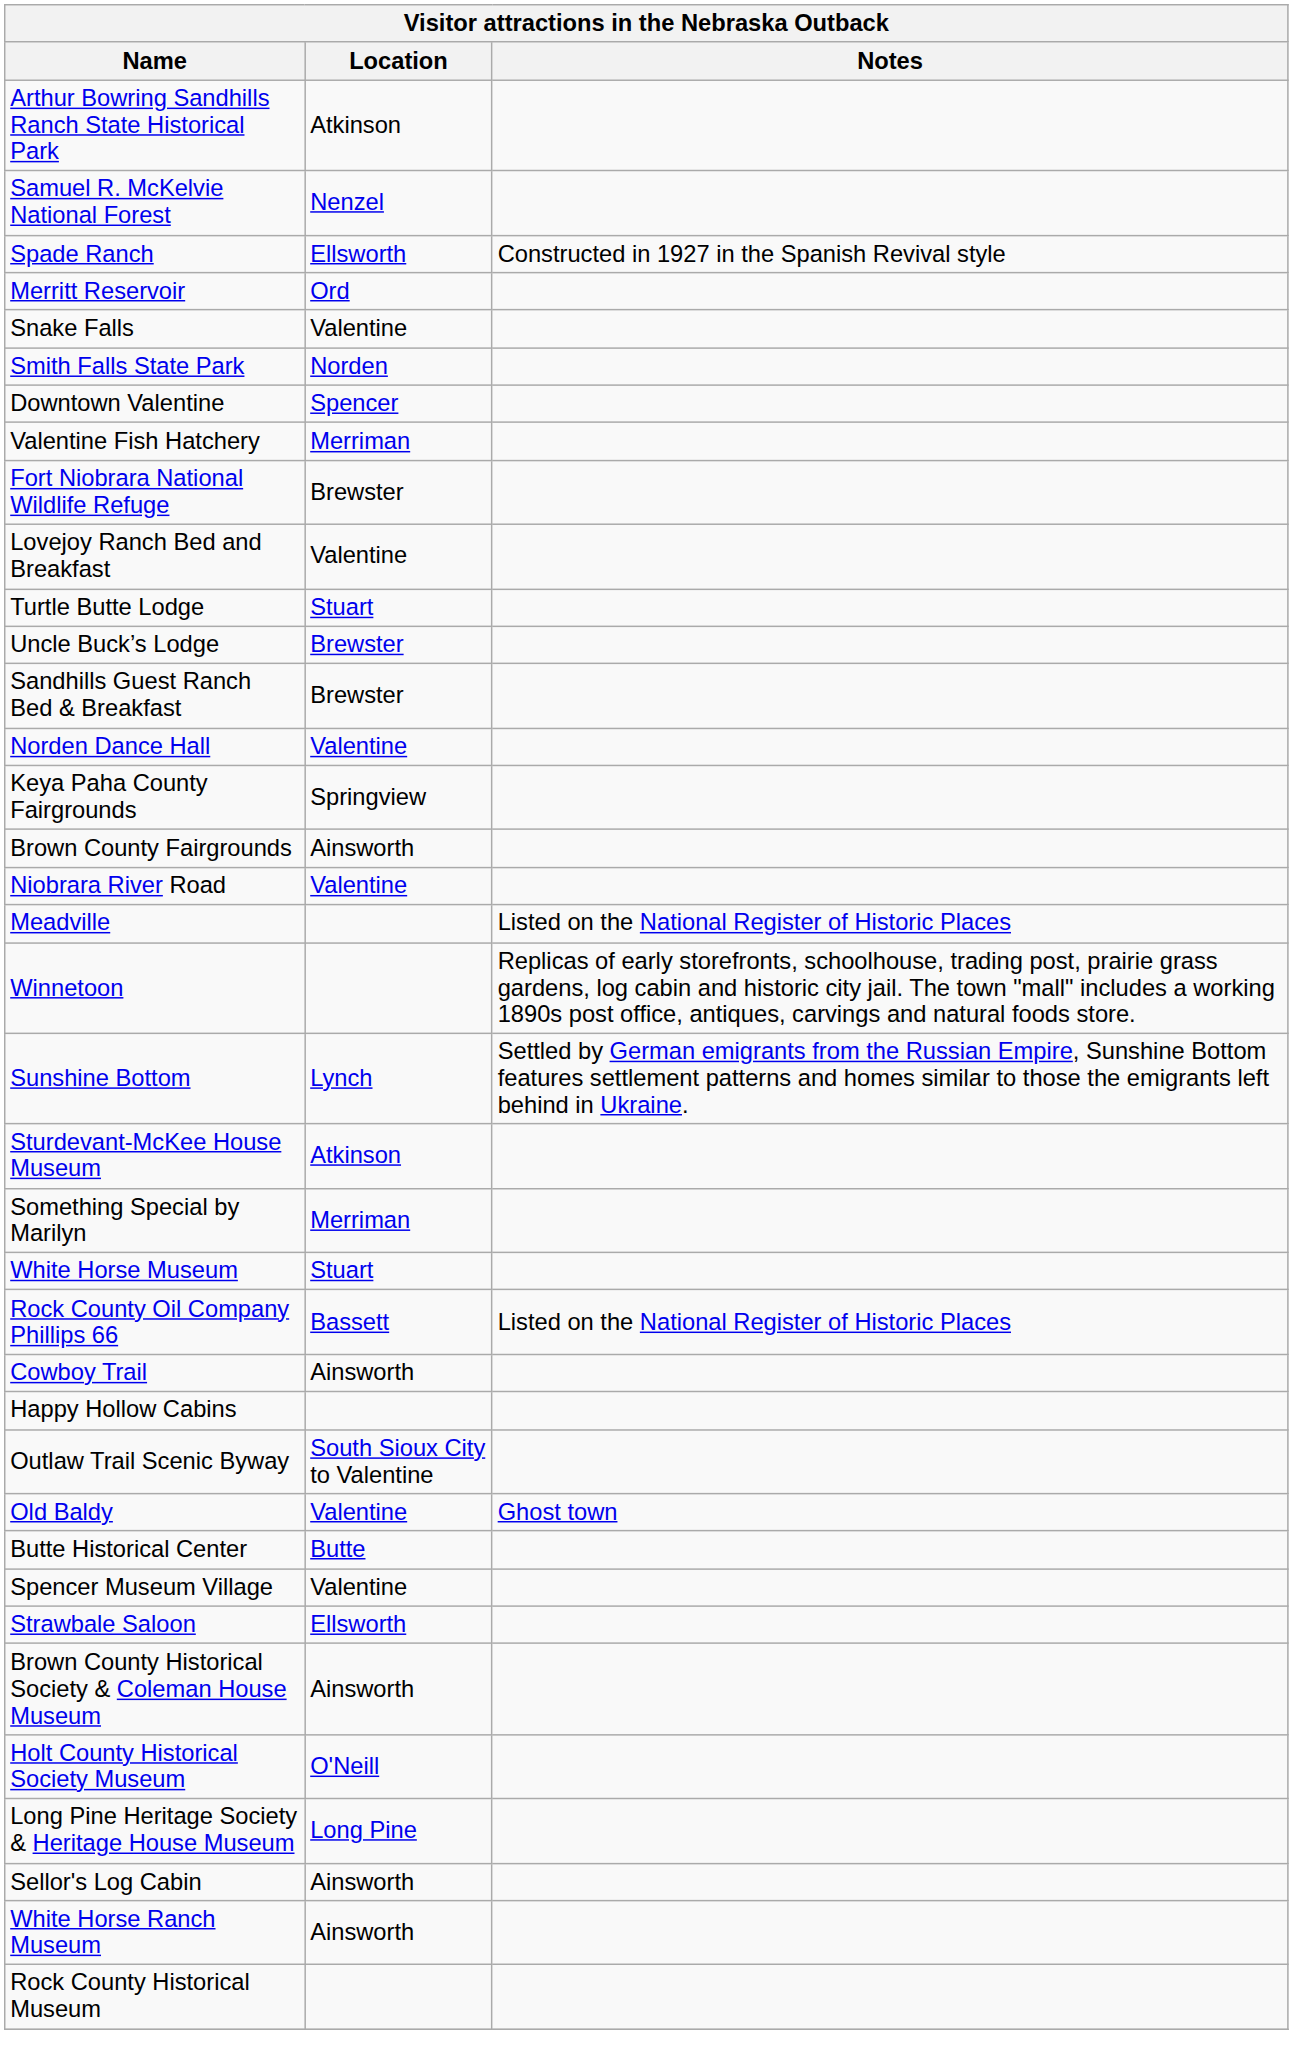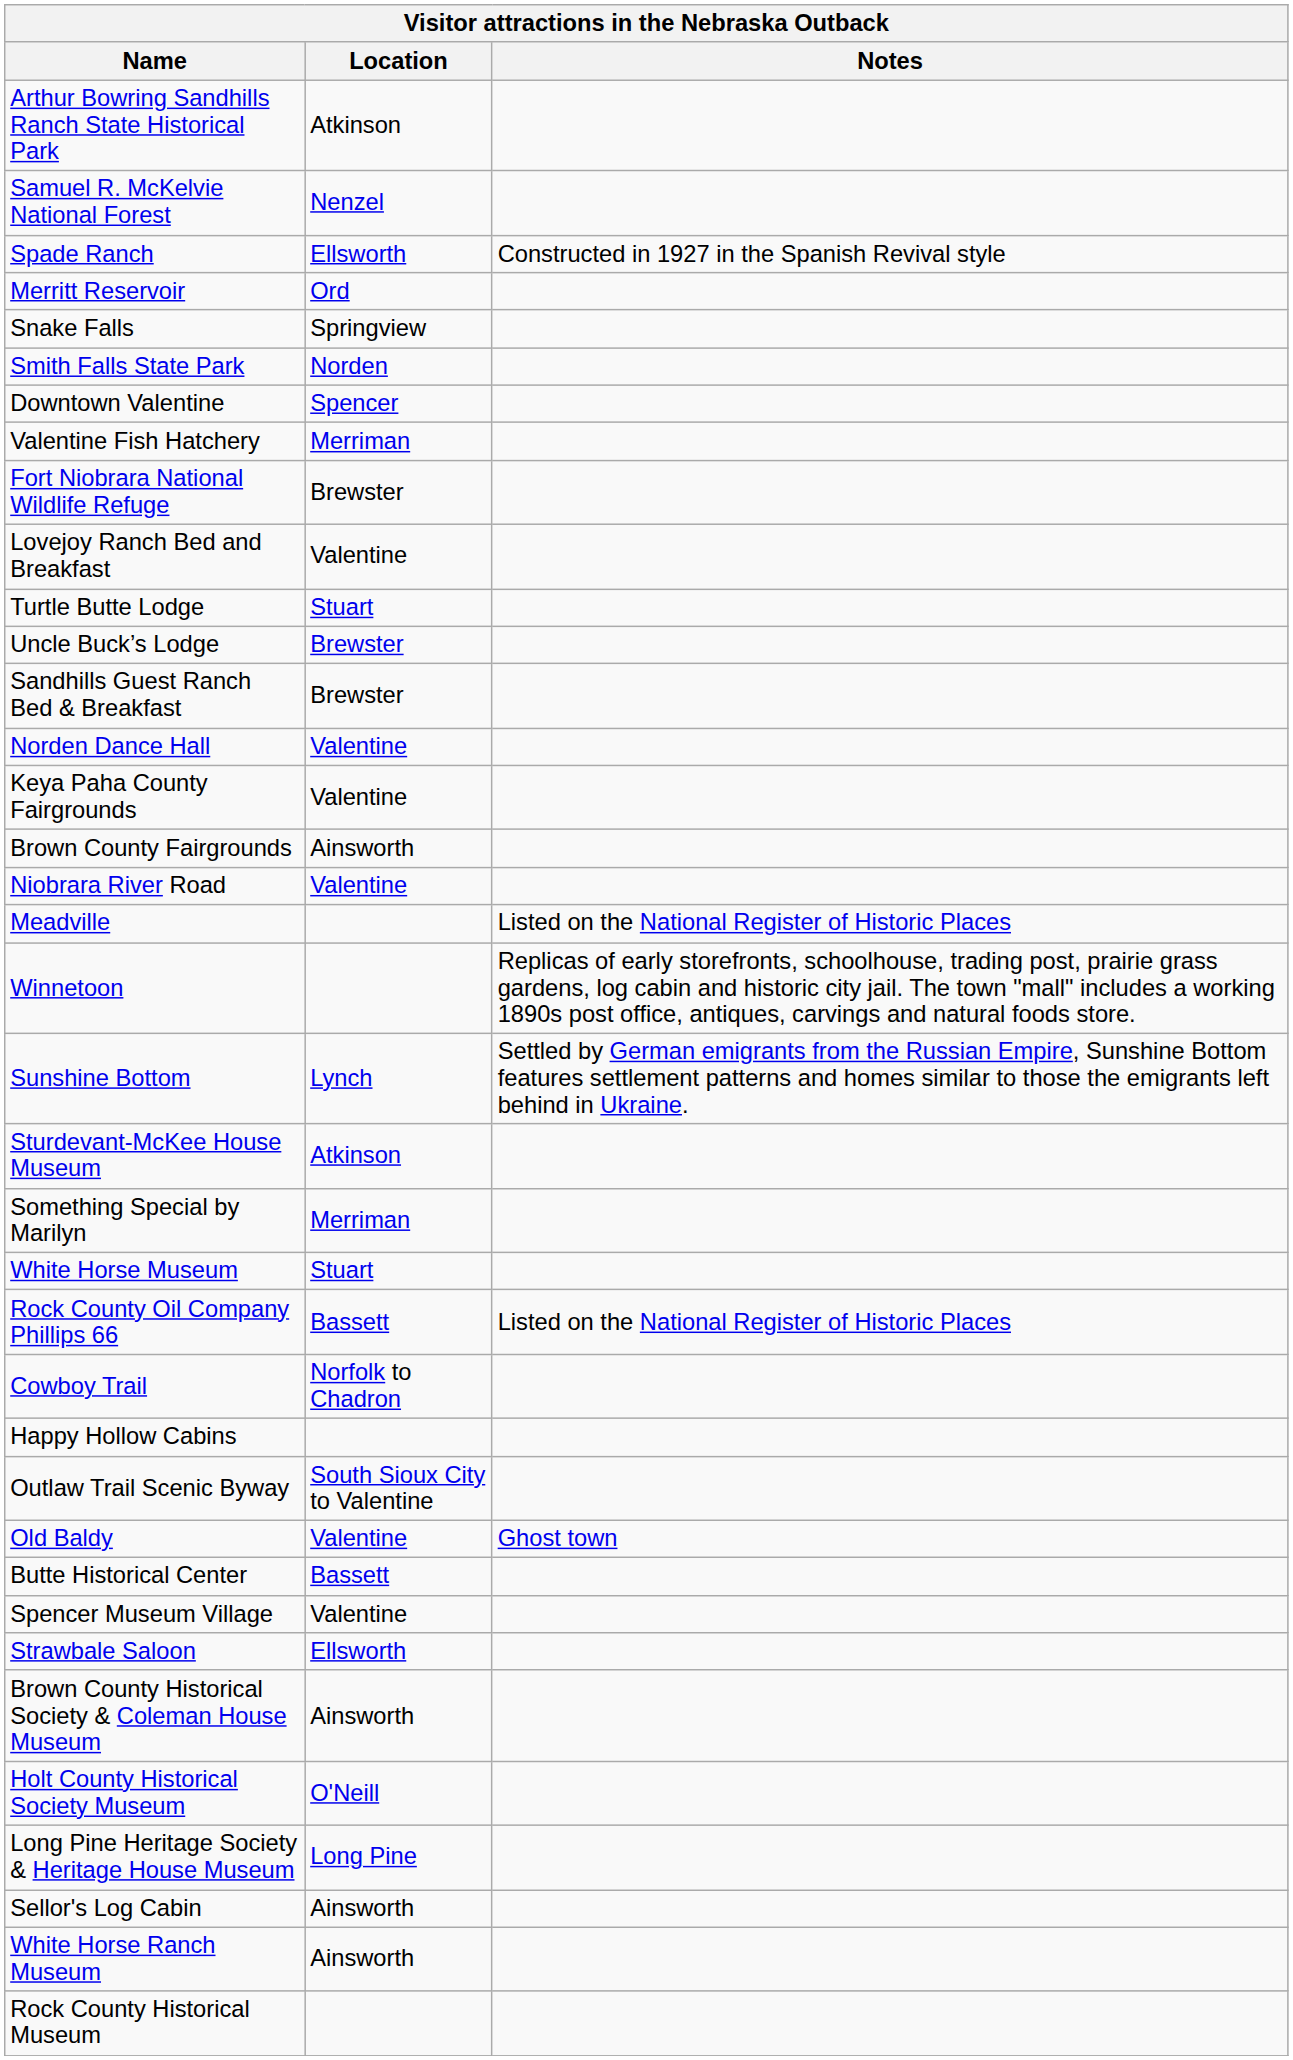(359, 328) Valentine -> (368, 328) Springview
(368, 797) Springview -> (359, 797) Valentine
(362, 1372) Ainsworth -> (361, 1385) Norfolk to Chadron
(338, 1549) Butte -> (350, 1576) Bassett
